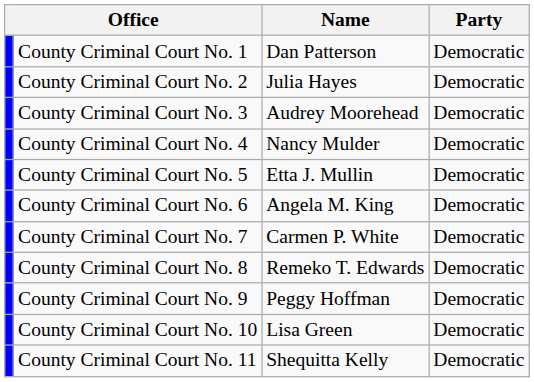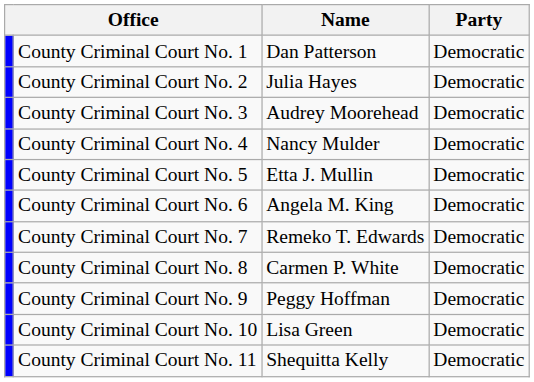(332, 236) Carmen P. White -> (345, 236) Remeko T. Edwards
(345, 267) Remeko T. Edwards -> (332, 267) Carmen P. White
